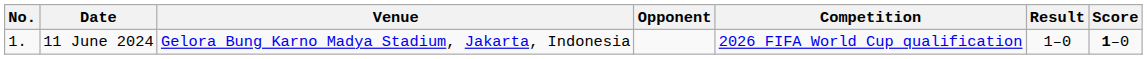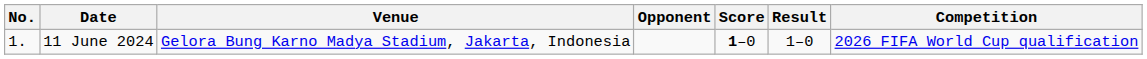columns swapped: (1115, 17) <-> (871, 17)
